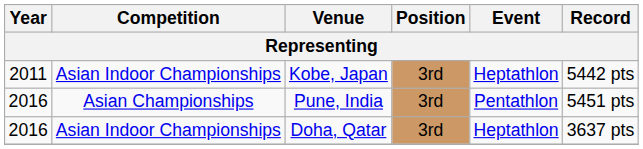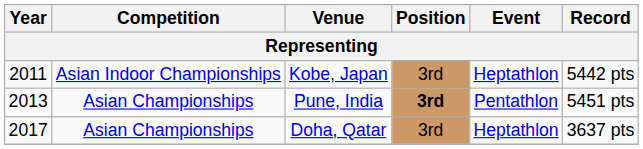(28, 102) 2016 -> (28, 102) 2013
(431, 102) normal -> (431, 102) bold
(28, 130) 2016 -> (28, 130) 2017
(168, 130) Asian Indoor Championships -> (168, 130) Asian Championships
